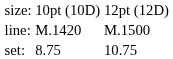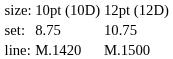rows swapped: (15, 50) <-> (18, 30)
